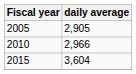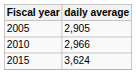(77, 61) 3,604 -> (77, 61) 3,624
